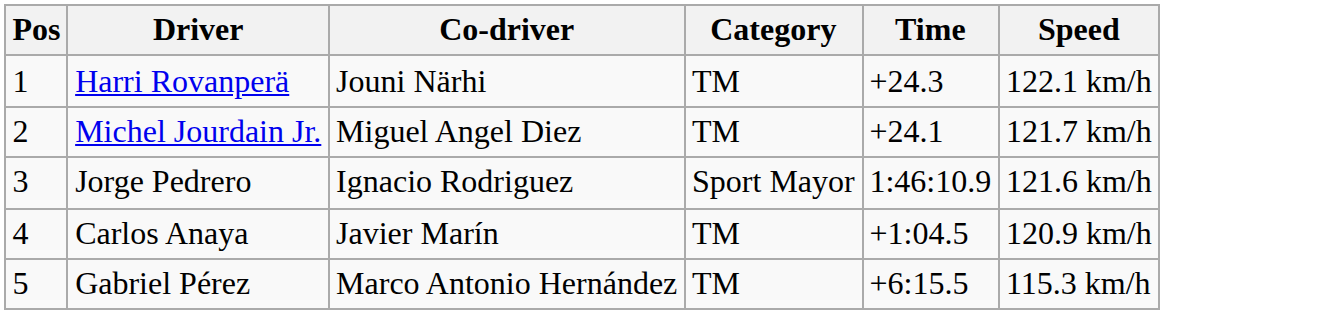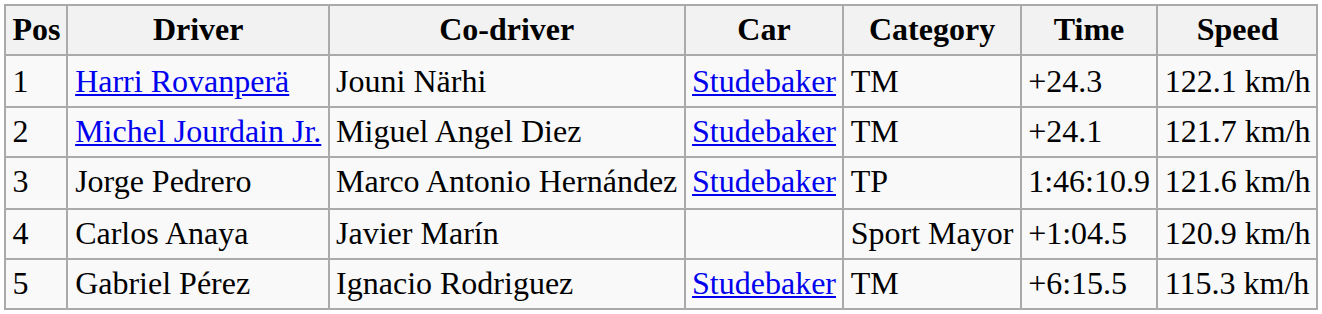+ column: (764, 29)
(455, 182) Ignacio Rodriguez -> (507, 182) Marco Antonio Hernández
(773, 182) Sport Mayor -> (869, 182) TP
(716, 232) TM -> (932, 232) Sport Mayor
(507, 283) Marco Antonio Hernández -> (455, 283) Ignacio Rodriguez
